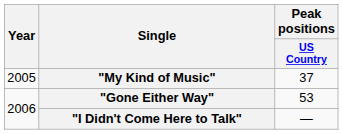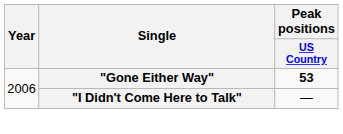- row: (157, 78)
(306, 98) normal -> (306, 78) bold
